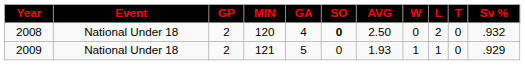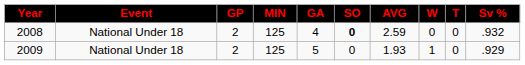- column: (438, 13)
(265, 32) 120 -> (275, 32) 125
(380, 32) 2.50 -> (394, 32) 2.59
(265, 50) 121 -> (275, 50) 125
